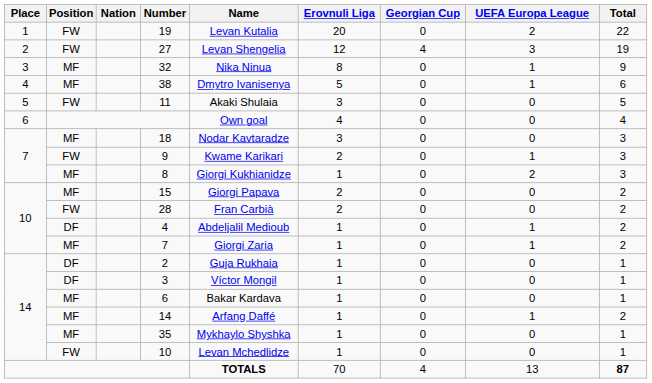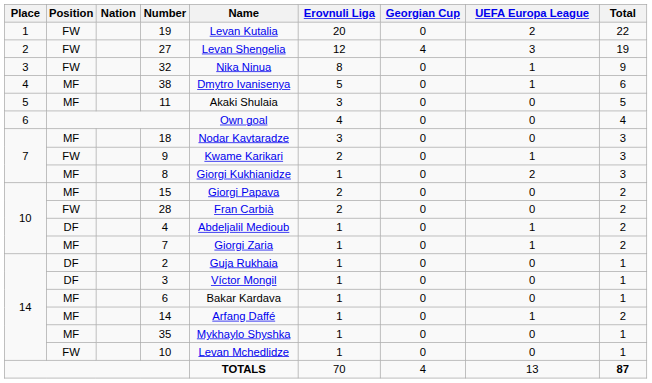(71, 67) MF -> (71, 67) FW
(71, 102) FW -> (71, 102) MF
